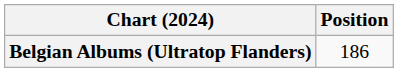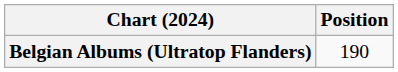(354, 51) 186 -> (354, 51) 190
